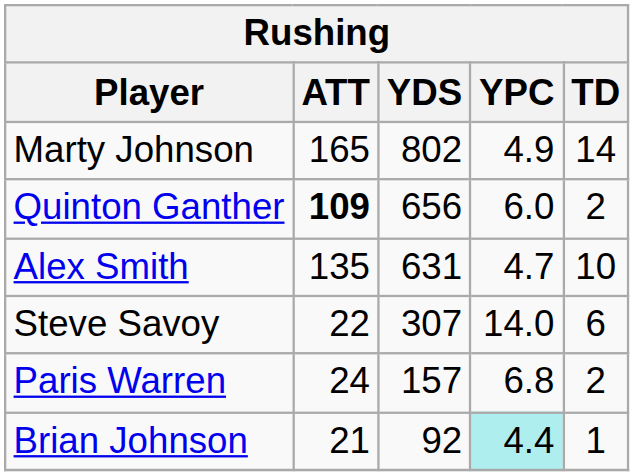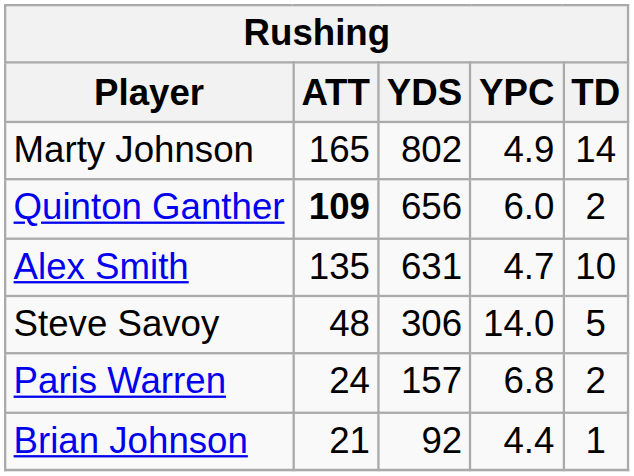(350, 324) 22 -> (350, 324) 48
(432, 324) 307 -> (432, 324) 306
(596, 324) 6 -> (596, 324) 5
(529, 440) paleturquoise background -> (529, 440) no background
